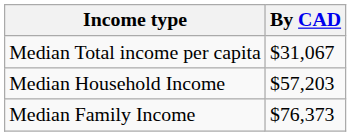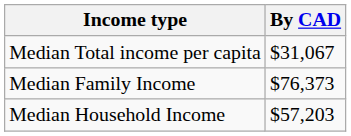rows swapped: (117, 83) <-> (102, 114)
